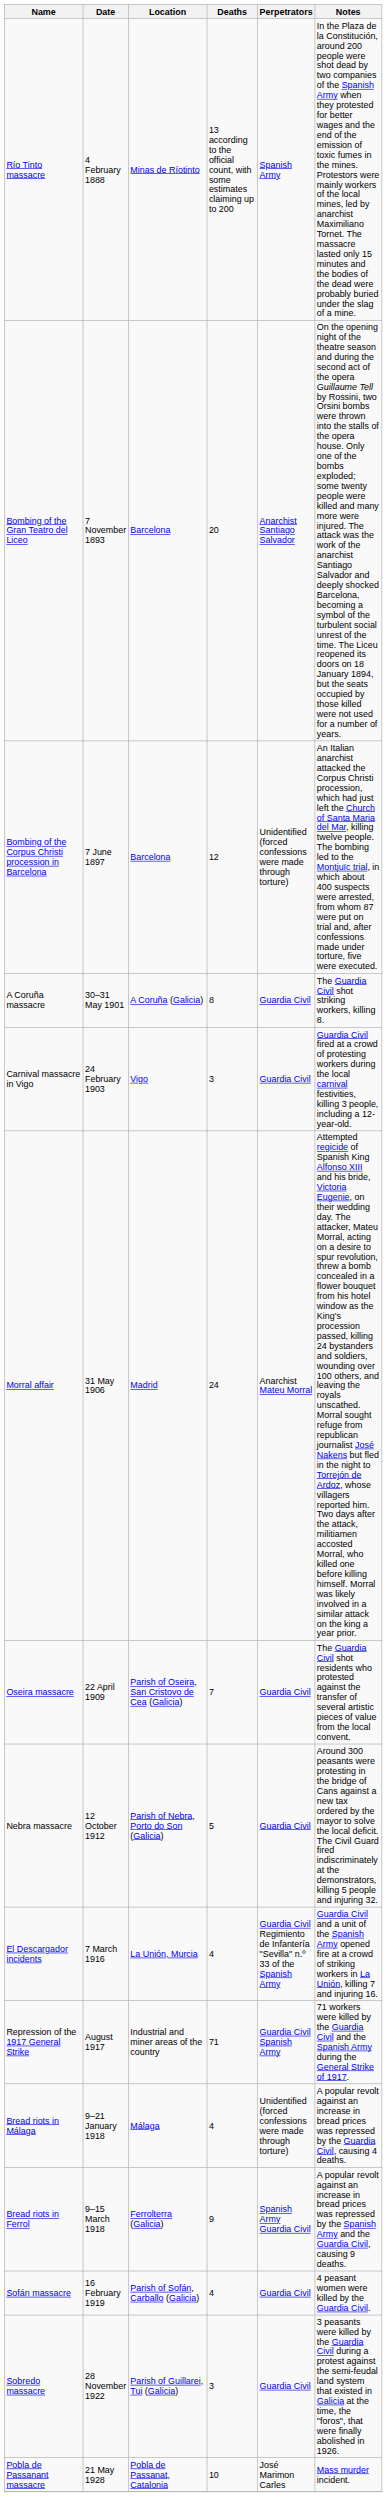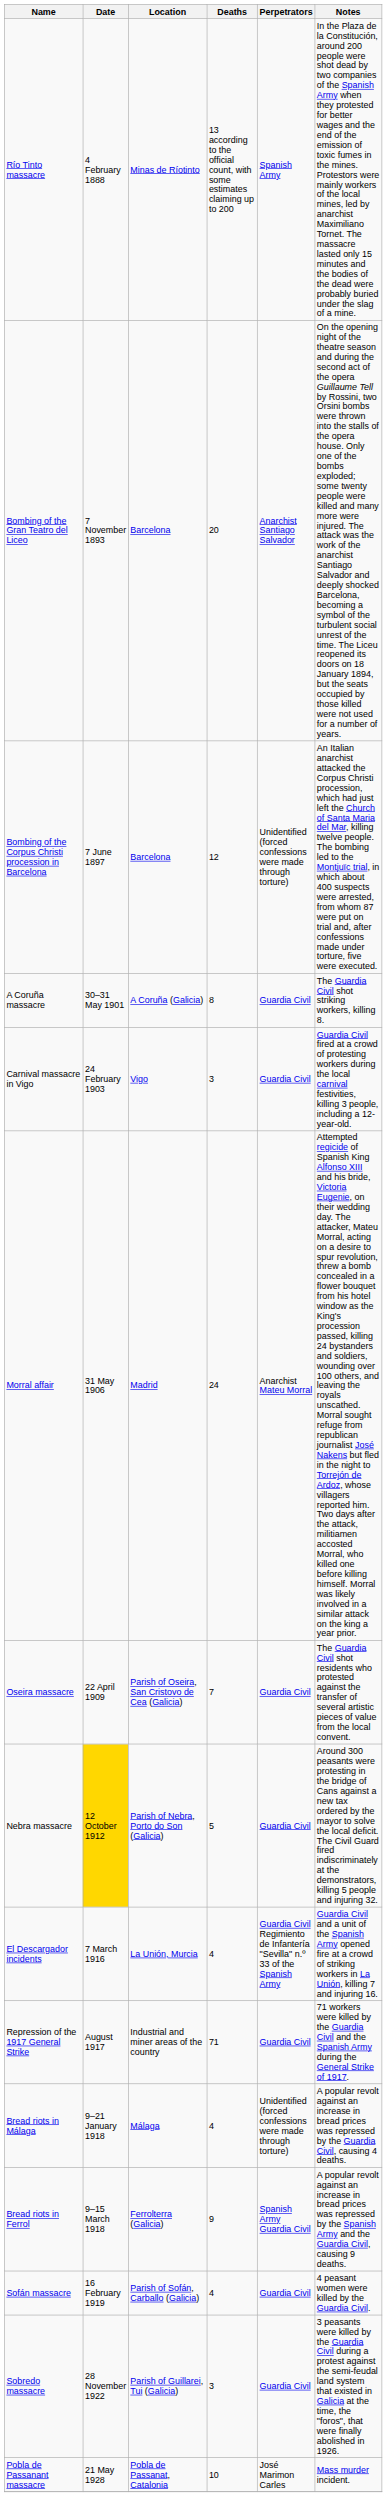(101, 1826) no background -> (101, 1826) gold background
(285, 2043) Guardia Civil Spanish Army -> (285, 2043) Guardia Civil
